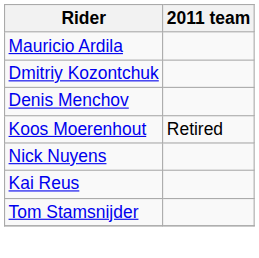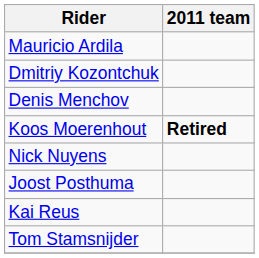(195, 128) normal -> (197, 128) bold
+ row: (71, 184)
